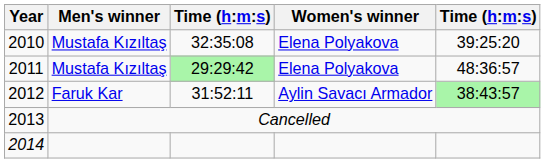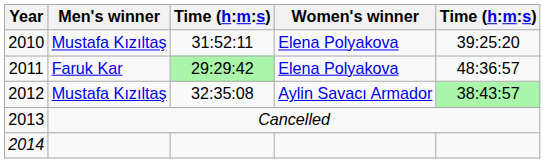(222, 42) 32:35:08 -> (222, 42) 31:52:11
(109, 68) Mustafa Kızıltaş -> (87, 68) Faruk Kar
(87, 94) Faruk Kar -> (109, 94) Mustafa Kızıltaş
(222, 94) 31:52:11 -> (222, 94) 32:35:08
